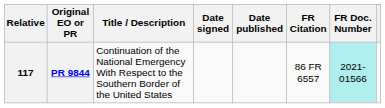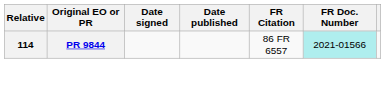- column: (144, 23)
(26, 72) 117 -> (26, 44) 114
